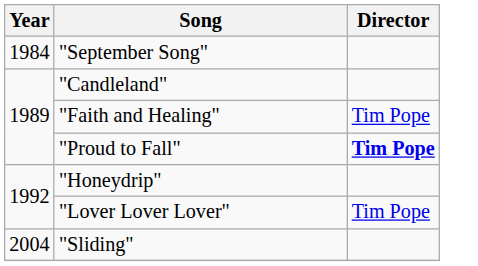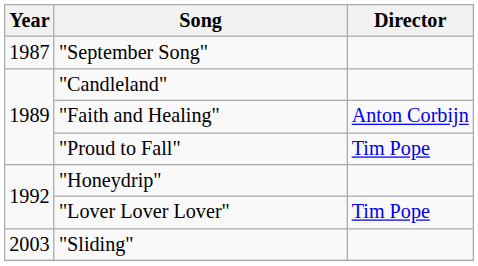(29, 52) 1984 -> (29, 52) 1987
(391, 116) Tim Pope -> (410, 116) Anton Corbijn
(393, 148) bold -> (391, 148) normal
(29, 244) 2004 -> (29, 244) 2003
